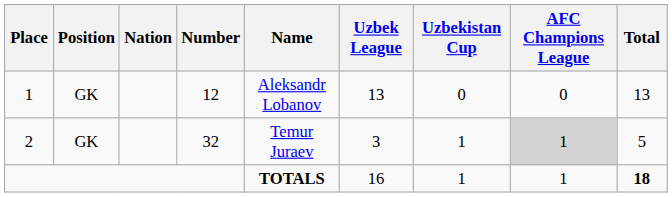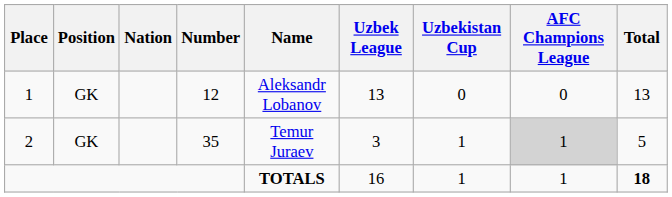(211, 141) 32 -> (211, 141) 35
